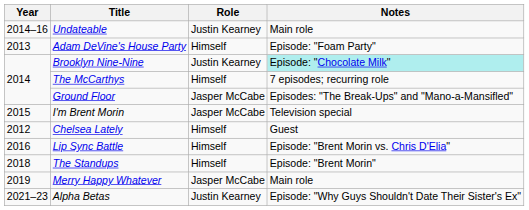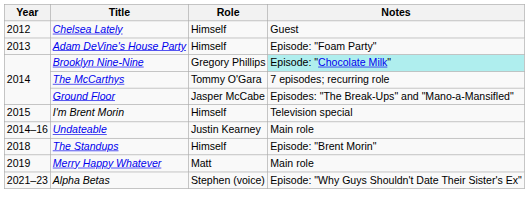rows swapped: (88, 130) <-> (80, 29)
(226, 63) Justin Kearney -> (228, 63) Gregory Phillips
(209, 79) Himself -> (226, 79) Tommy O'Gara
(228, 113) Jasper McCabe -> (209, 113) Himself
- row: (88, 146)
(228, 180) Jasper McCabe -> (201, 163) Matt
(226, 197) Justin Kearney -> (228, 180) Stephen (voice)
